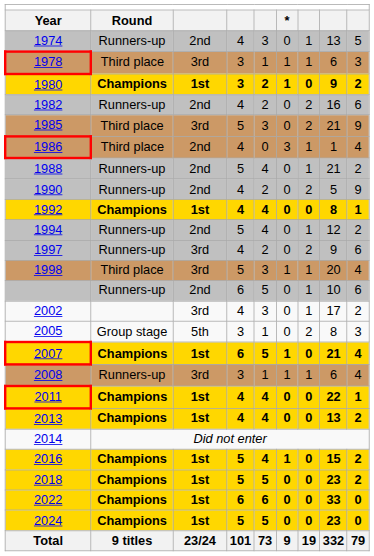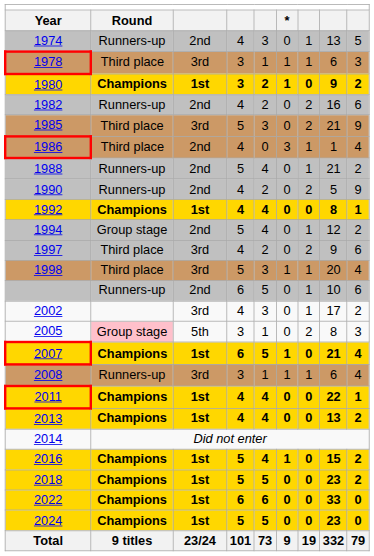(132, 229) Runners-up -> (132, 229) Group stage
(132, 250) Runners-up -> (132, 250) Third place
(132, 331) no background -> (132, 331) pink background
